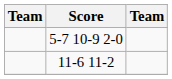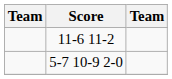rows swapped: (86, 39) <-> (86, 62)
